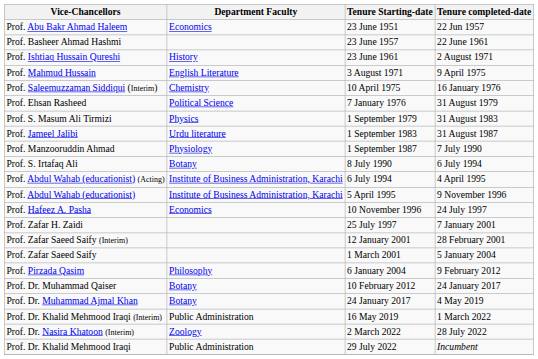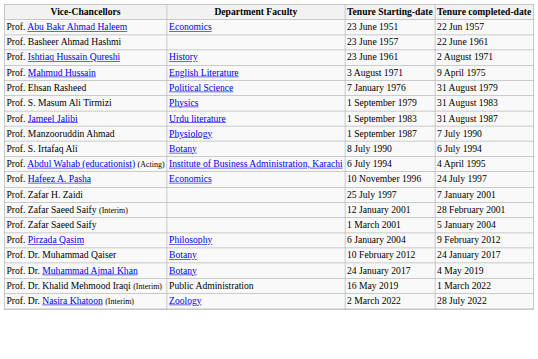- row: (82, 88)
- row: (71, 194)
- row: (69, 347)
